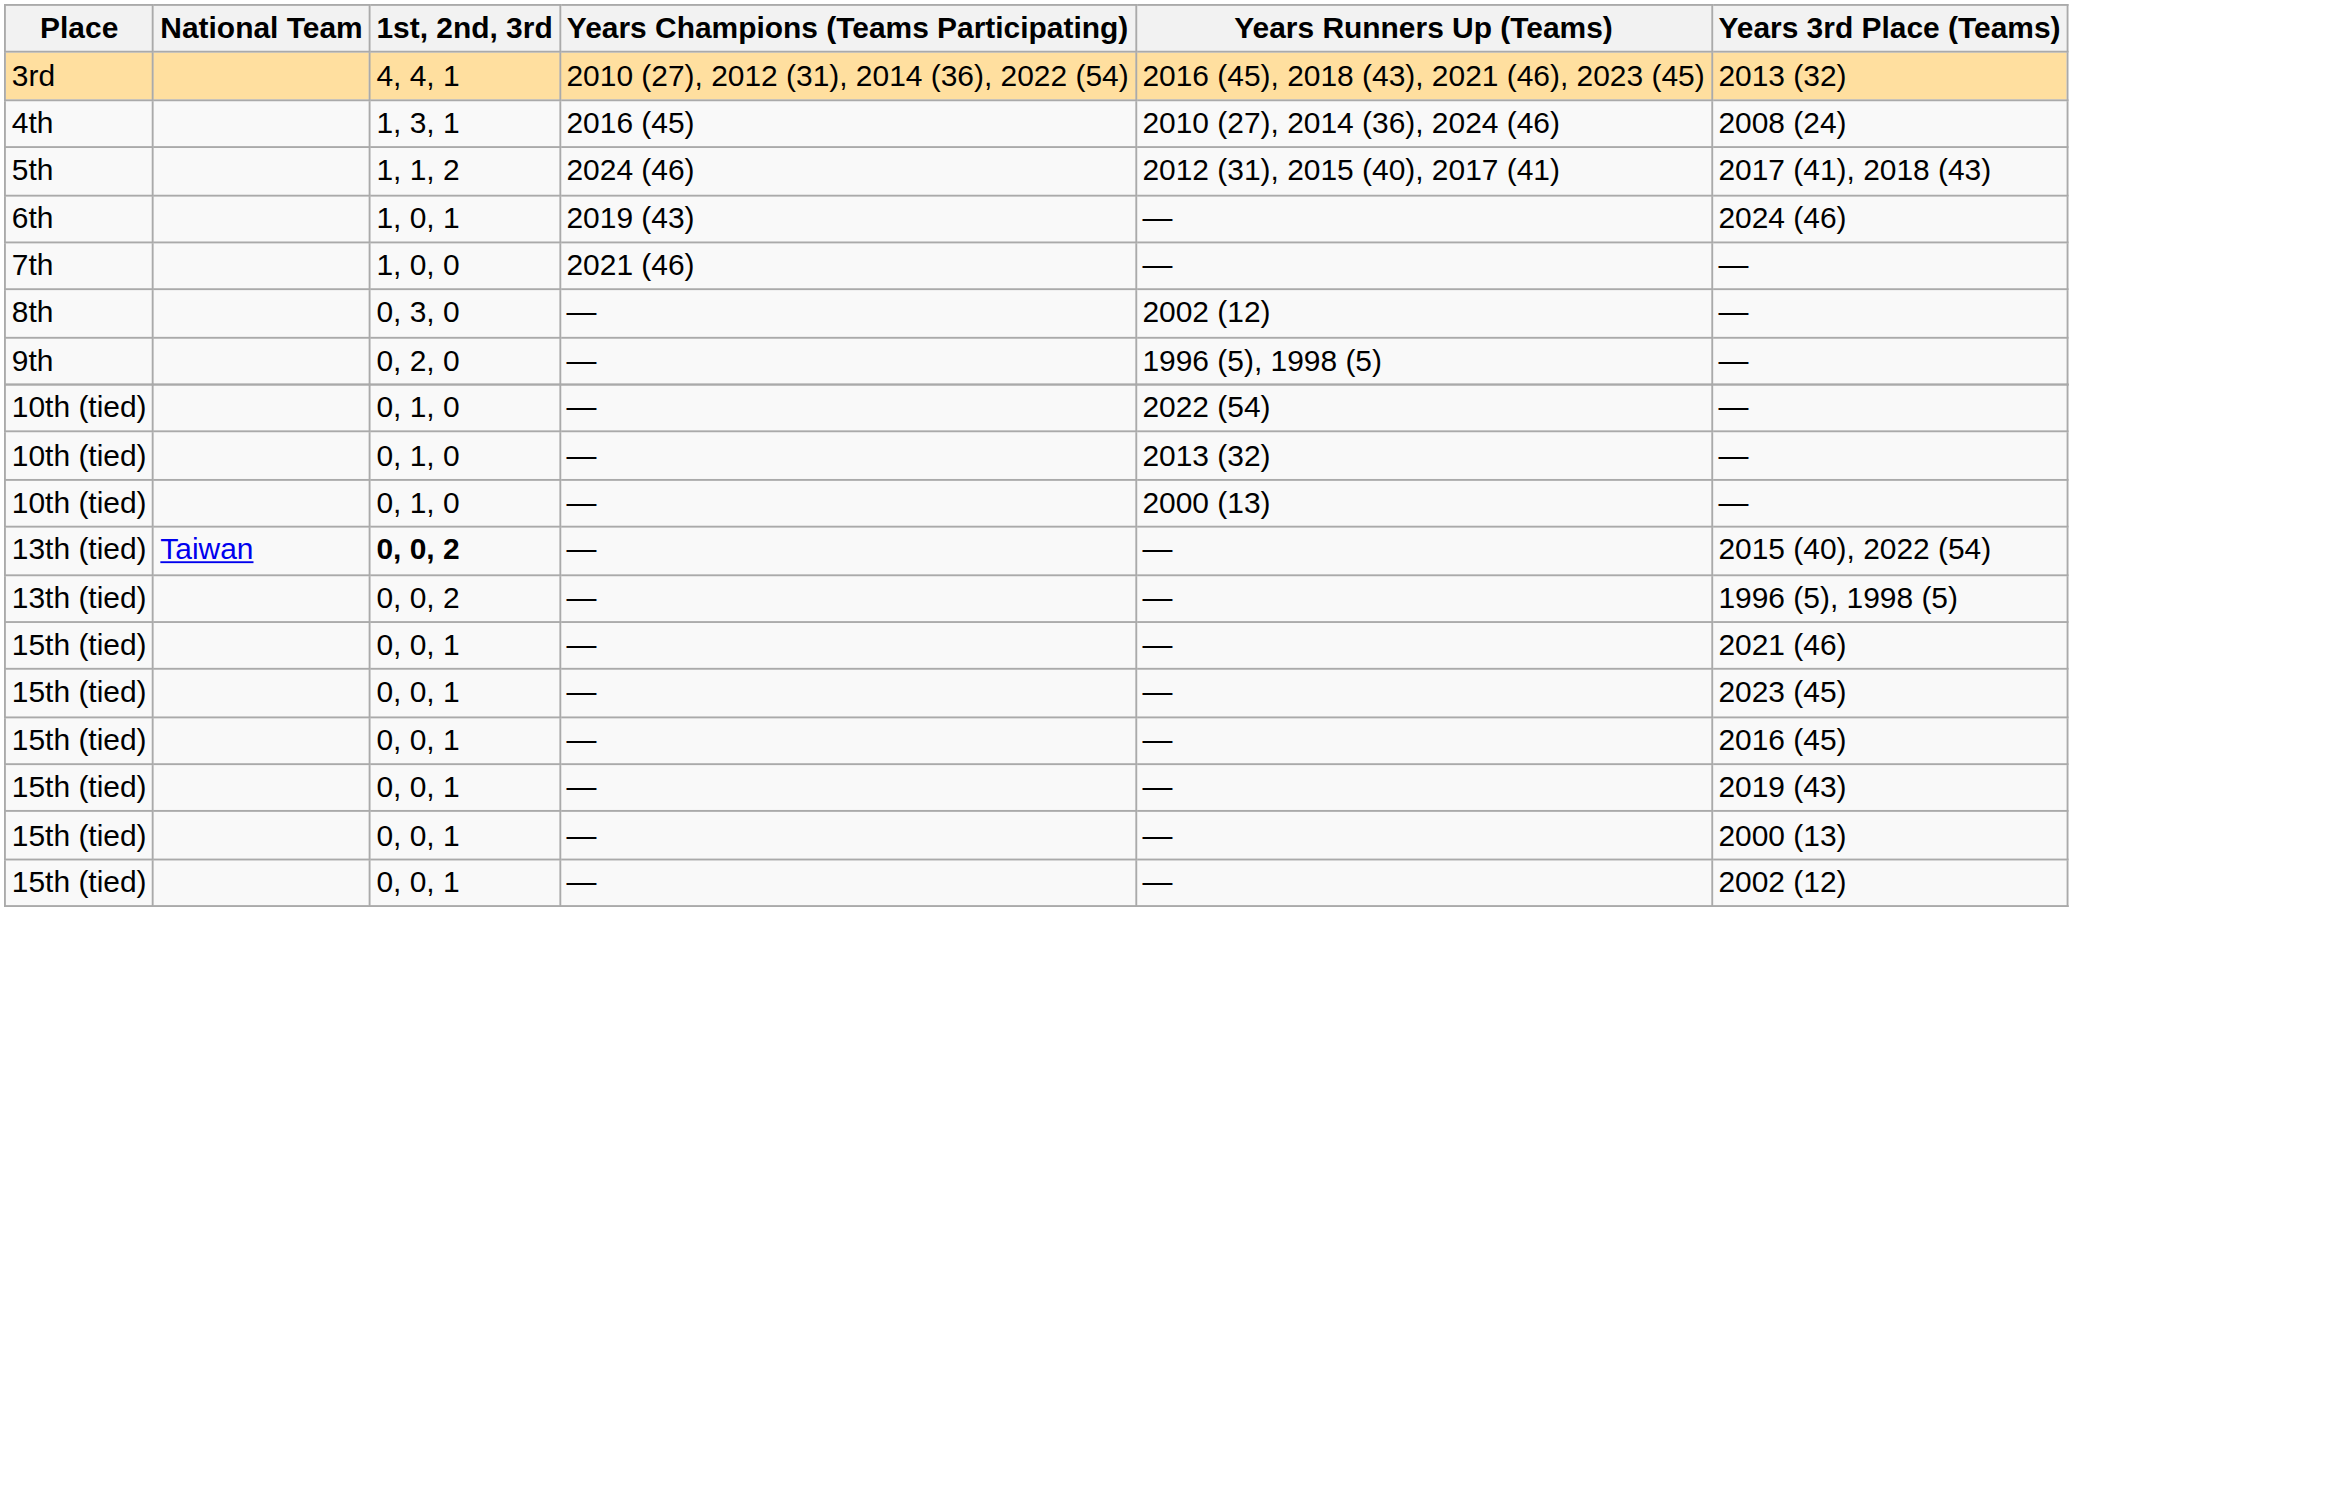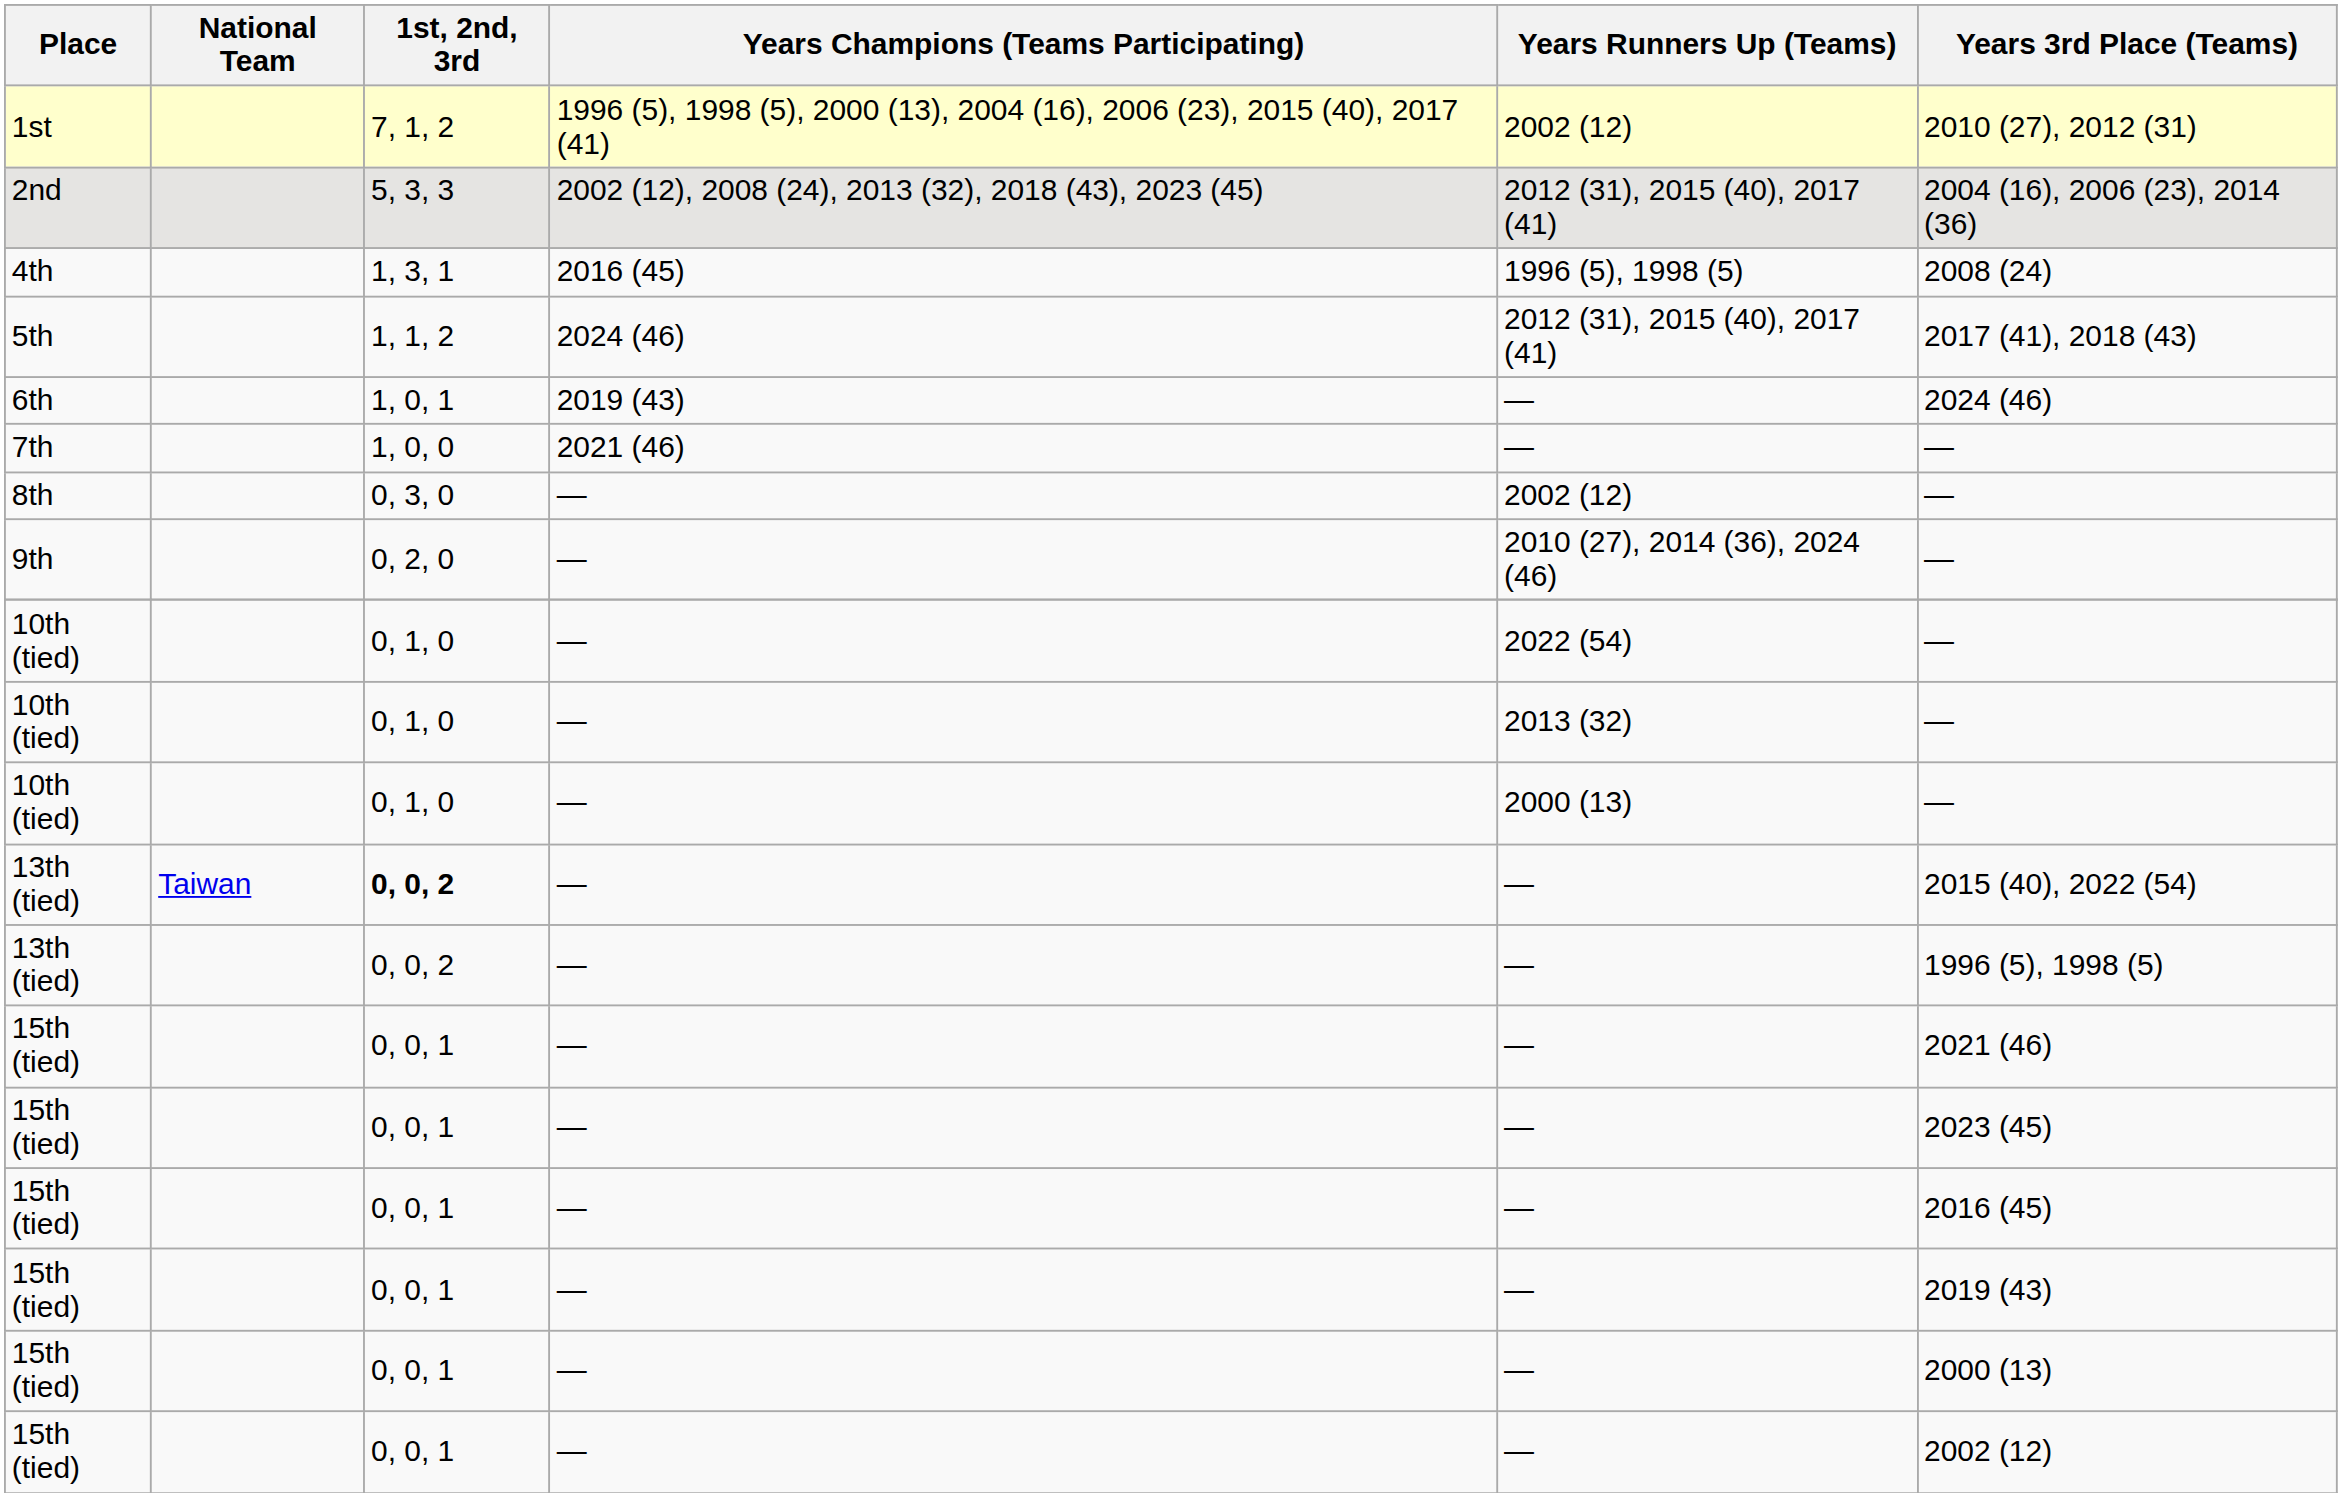+ row: (32, 126)
+ row: (37, 190)
- row: (33, 75)
(1351, 123) 2010 (27), 2014 (36), 2024 (46) -> (1624, 271) 1996 (5), 1998 (5)
(1262, 360) 1996 (5), 1998 (5) -> (1682, 559) 2010 (27), 2014 (36), 2024 (46)
